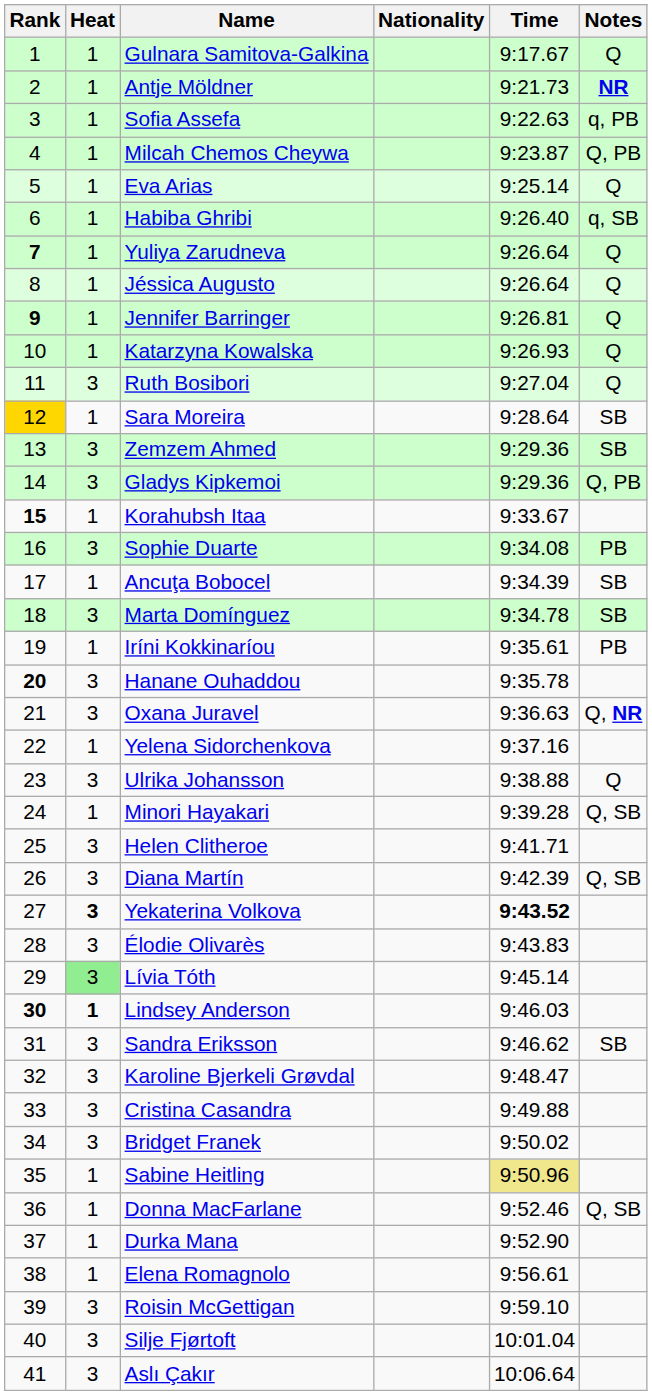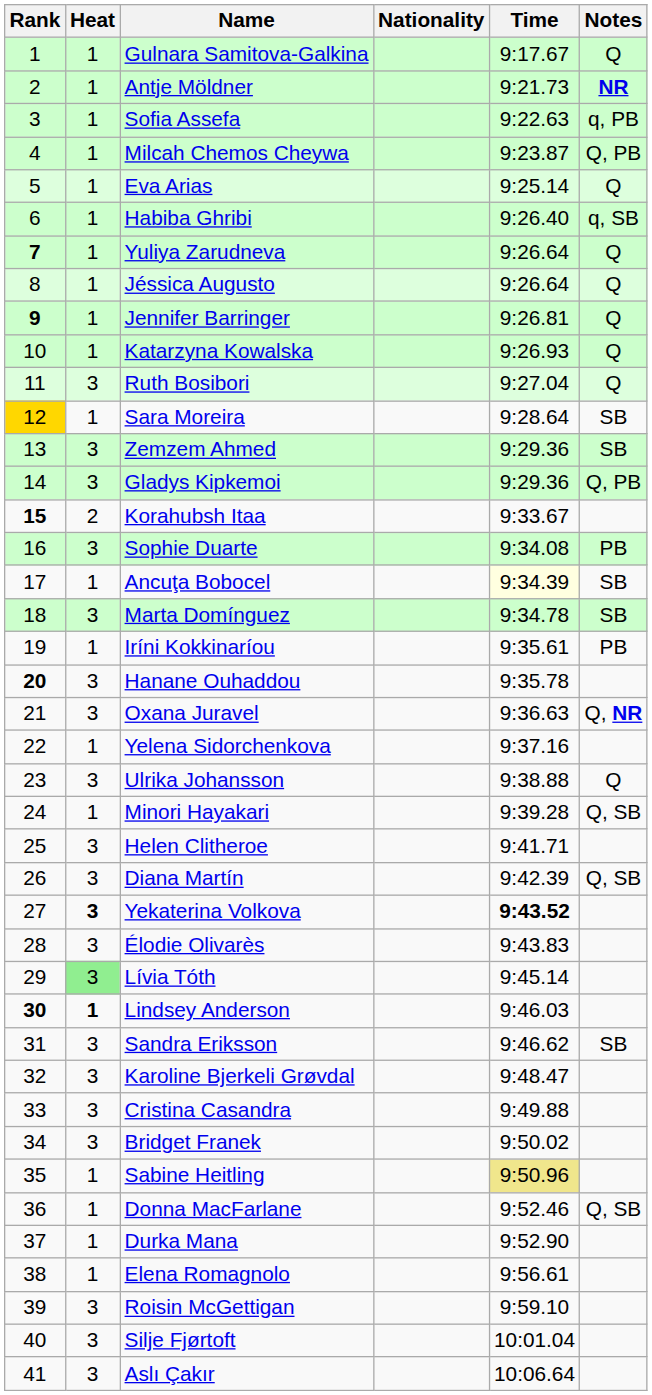(92, 515) 1 -> (92, 515) 2
(534, 581) no background -> (534, 581) lightyellow background
